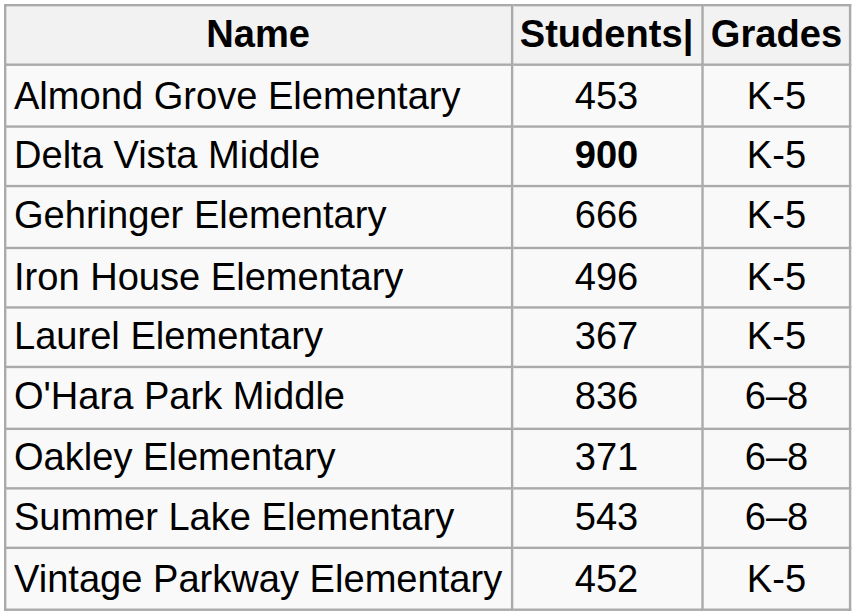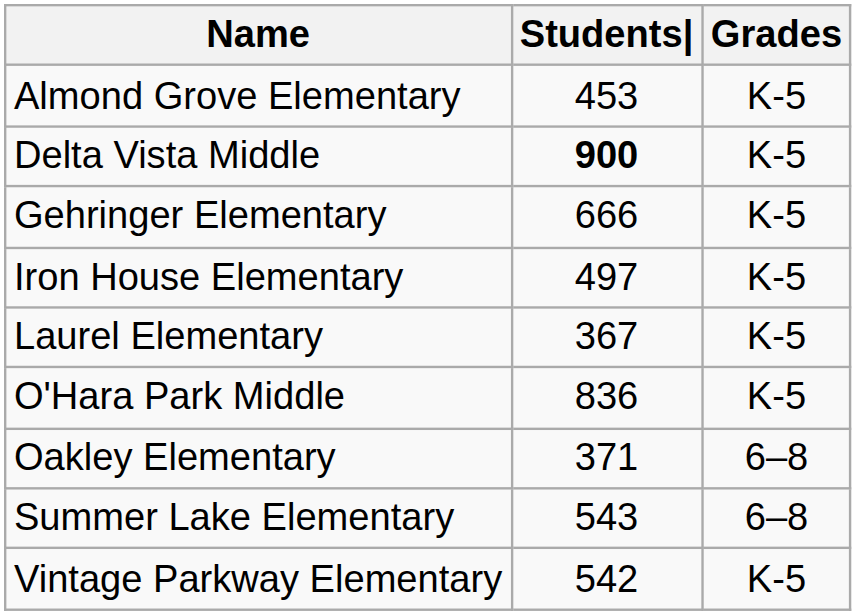(607, 276) 496 -> (607, 276) 497
(776, 397) 6–8 -> (776, 397) K-5
(607, 578) 452 -> (607, 578) 542
